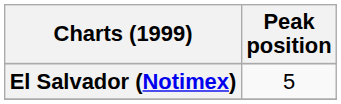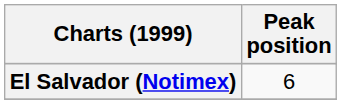(289, 81) 5 -> (289, 81) 6
